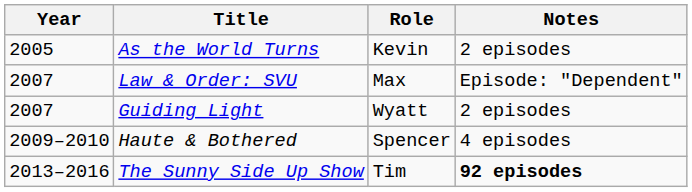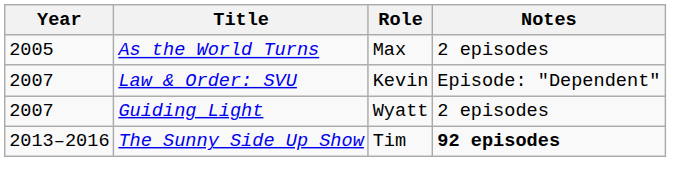(401, 50) Kevin -> (389, 50) Max
(389, 80) Max -> (401, 80) Kevin
- row: (208, 141)
